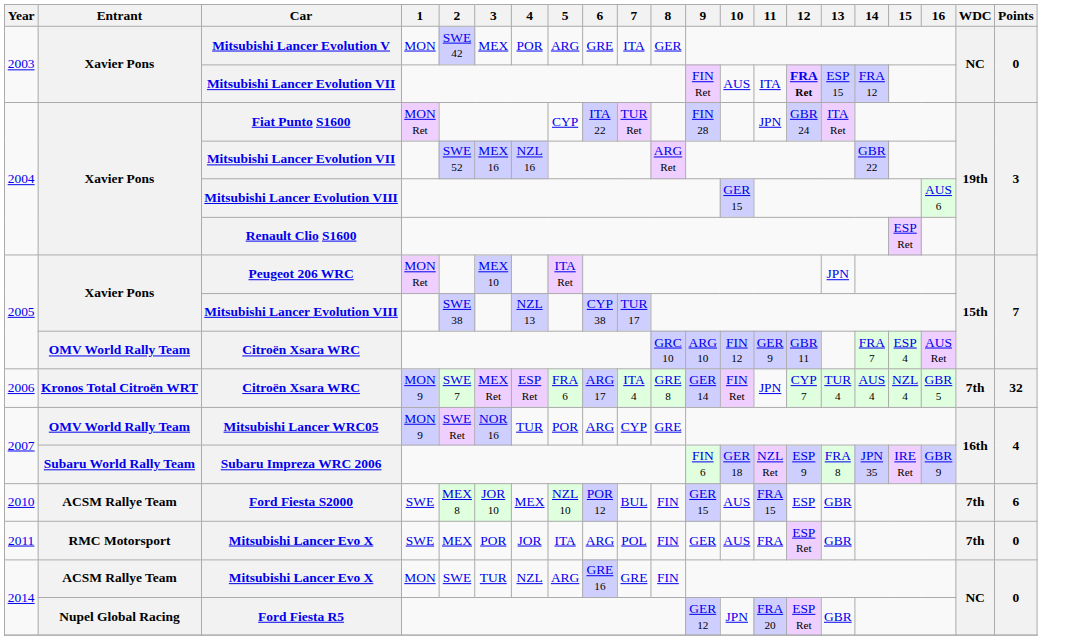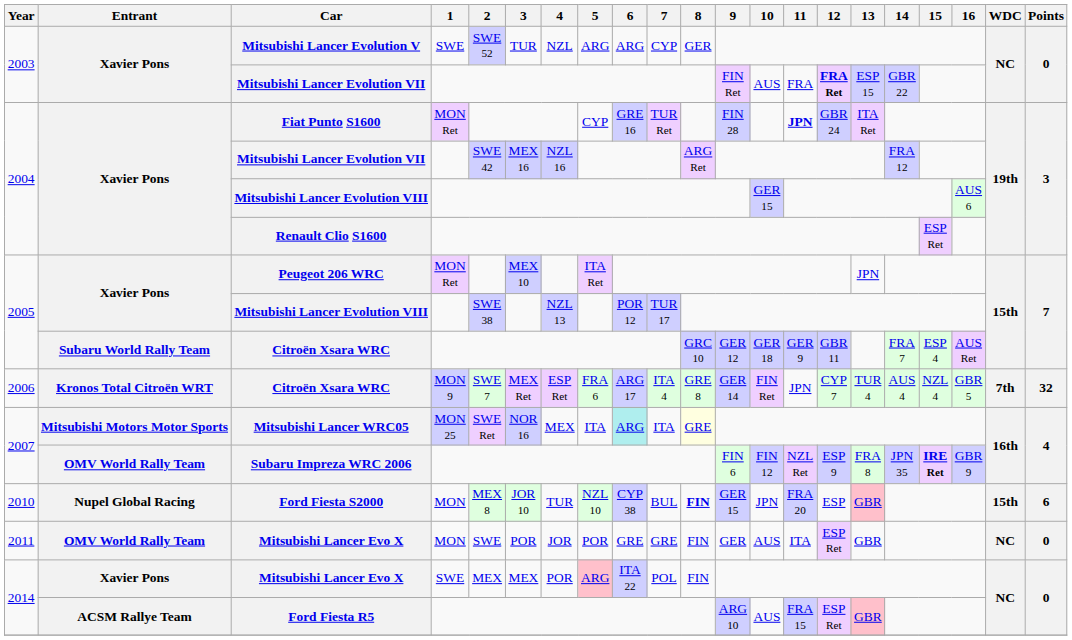(420, 45) MON -> (450, 45) SWE
(457, 44) SWE 42 -> (487, 44) SWE 52
(493, 45) MEX -> (523, 45) TUR
(530, 45) POR -> (560, 45) NZL
(600, 45) GRE -> (630, 45) ARG
(634, 45) ITA -> (664, 45) CYP
(770, 83) ITA -> (800, 83) FRA
(872, 82) FRA 12 -> (902, 82) GBR 22
(600, 120) ITA 22 -> (630, 120) GRE 16
(770, 121) normal -> (800, 121) bold
(457, 158) SWE 52 -> (487, 158) SWE 42
(872, 158) GBR 22 -> (902, 158) FRA 12
(600, 311) CYP 38 -> (630, 311) POR 12
(119, 349) OMV World Rally Team -> (134, 349) Subaru World Rally Team
(703, 349) ARG 10 -> (733, 349) GER 12
(737, 349) FIN 12 -> (767, 349) GER 18
(119, 425) OMV World Rally Team -> (134, 425) Mitsubishi Motors Motor Sports
(420, 425) MON 9 -> (450, 425) MON 25
(530, 425) TUR -> (560, 425) MEX
(565, 425) POR -> (595, 425) ITA
(600, 425) no background -> (630, 425) paleturquoise background
(634, 425) CYP -> (664, 425) ITA
(668, 425) no background -> (698, 425) lightyellow background
(119, 463) Subaru World Rally Team -> (134, 463) OMV World Rally Team
(737, 463) GER 18 -> (767, 463) FIN 12
(905, 463) normal -> (935, 463) bold
(119, 501) ACSM Rallye Team -> (134, 501) Nupel Global Racing
(420, 501) SWE -> (450, 501) MON
(530, 501) MEX -> (560, 501) TUR
(600, 501) POR 12 -> (630, 501) CYP 38
(668, 501) normal -> (698, 501) bold
(737, 501) AUS -> (767, 501) JPN
(770, 501) FRA 15 -> (800, 501) FRA 20
(838, 501) no background -> (868, 501) pink background
(975, 501) 7th -> (1005, 501) 15th
(119, 540) RMC Motorsport -> (134, 540) OMV World Rally Team
(420, 540) SWE -> (450, 540) MON
(457, 540) MEX -> (487, 540) SWE
(565, 540) ITA -> (595, 540) POR
(600, 540) ARG -> (630, 540) GRE
(634, 540) POL -> (664, 540) GRE
(770, 540) FRA -> (800, 540) ITA
(975, 540) 7th -> (1005, 540) NC
(119, 578) ACSM Rallye Team -> (134, 578) Xavier Pons
(420, 578) MON -> (450, 578) SWE
(457, 578) SWE -> (487, 578) MEX
(493, 578) TUR -> (523, 578) MEX
(530, 578) NZL -> (560, 578) POR
(565, 578) no background -> (595, 578) pink background
(600, 577) GRE 16 -> (630, 577) ITA 22
(634, 578) GRE -> (664, 578) POL
(119, 616) Nupel Global Racing -> (134, 616) ACSM Rallye Team
(703, 615) GER 12 -> (733, 615) ARG 10
(737, 616) JPN -> (767, 616) AUS
(770, 615) FRA 20 -> (800, 615) FRA 15
(838, 616) no background -> (868, 616) pink background
